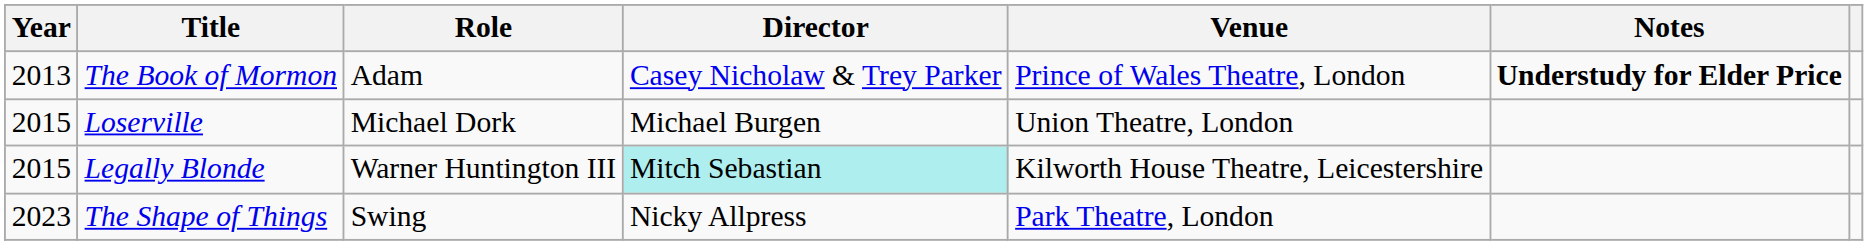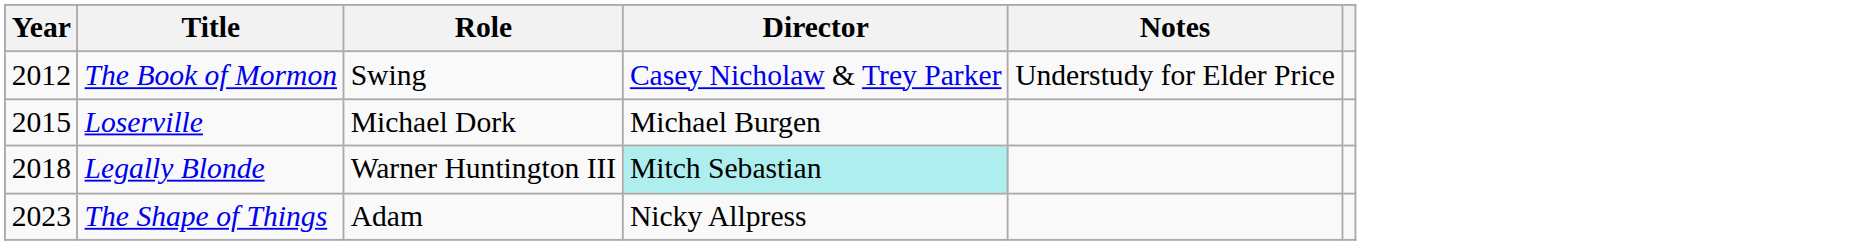- column: (1249, 27)
(41, 74) 2013 -> (41, 74) 2012
(387, 74) Adam -> (388, 74) Swing
(1669, 74) bold -> (1175, 74) normal
(41, 168) 2015 -> (41, 168) 2018
(388, 215) Swing -> (387, 215) Adam
